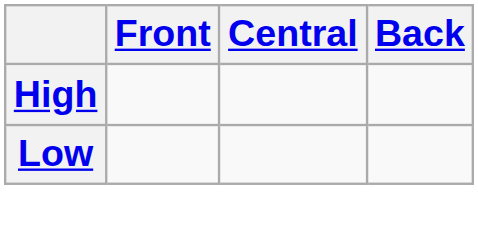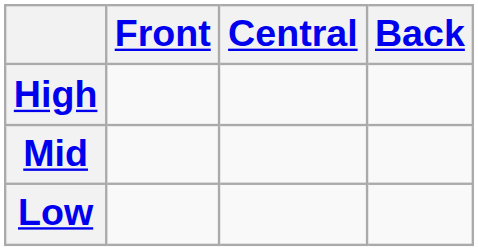+ row: (56, 153)
